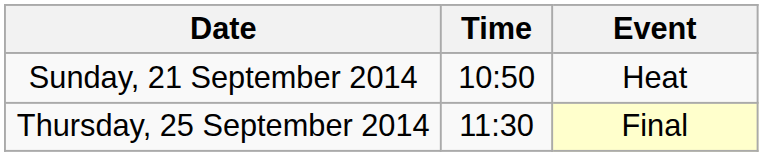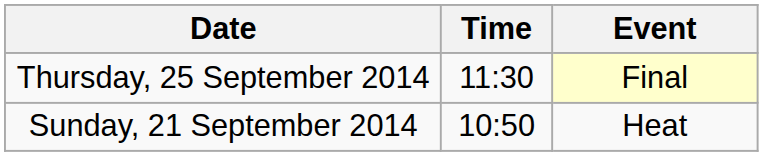rows swapped: (223, 77) <-> (223, 126)
